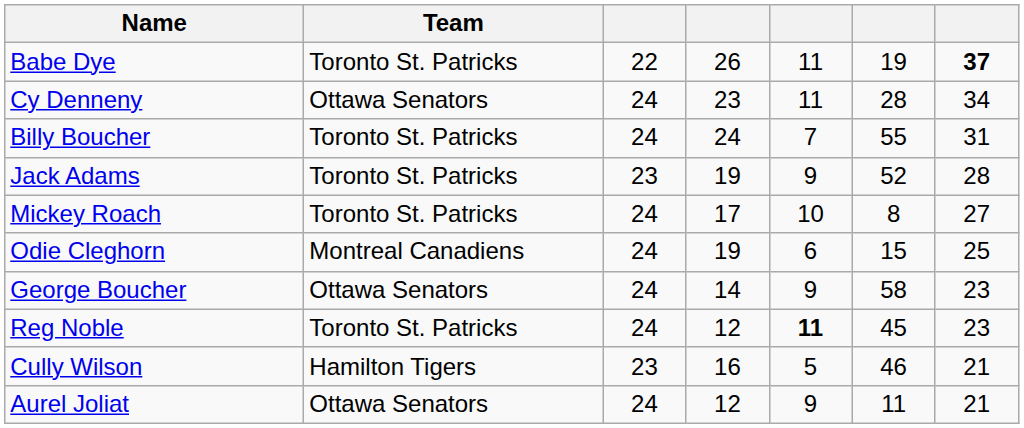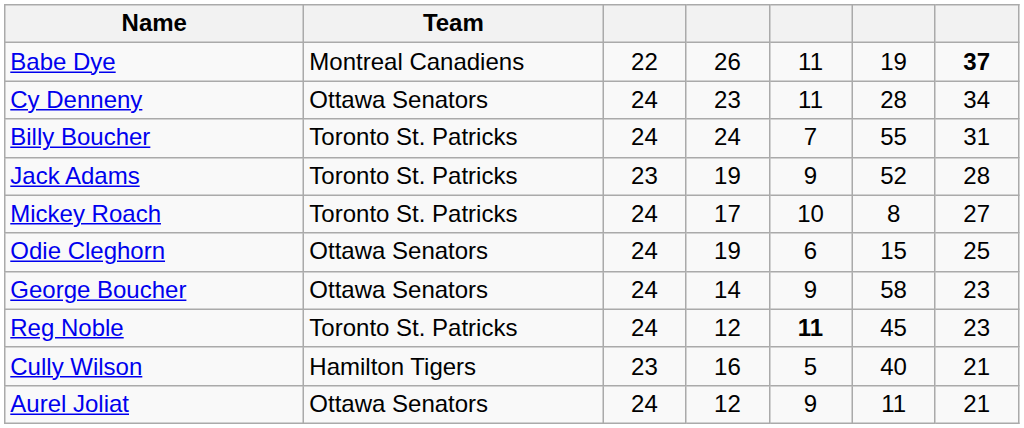(413, 61) Toronto St. Patricks -> (417, 61) Montreal Canadiens
(417, 251) Montreal Canadiens -> (399, 251) Ottawa Senators
(894, 366) 46 -> (894, 366) 40
